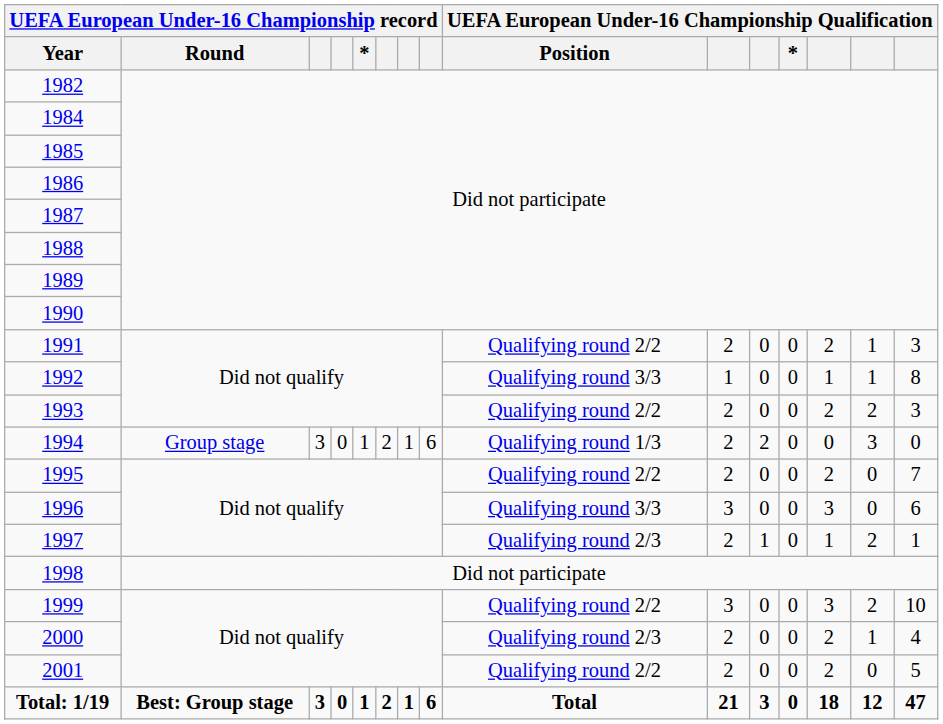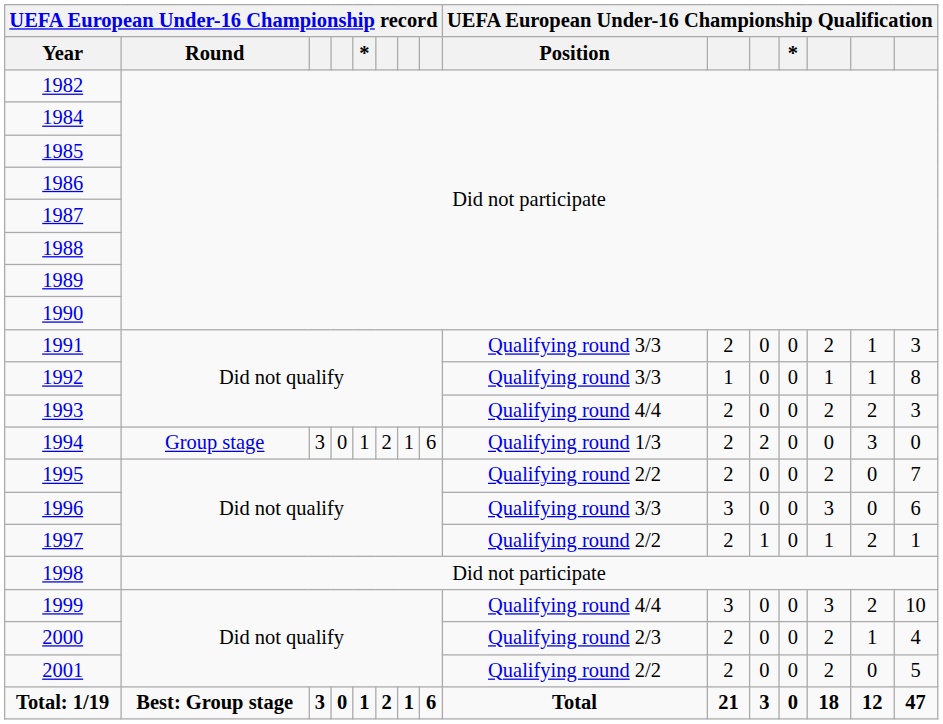(575, 345) Qualifying round 2/2 -> (575, 345) Qualifying round 3/3
(575, 410) Qualifying round 2/2 -> (575, 410) Qualifying round 4/4
(575, 540) Qualifying round 2/3 -> (575, 540) Qualifying round 2/2
(575, 605) Qualifying round 2/2 -> (575, 605) Qualifying round 4/4
